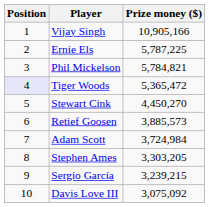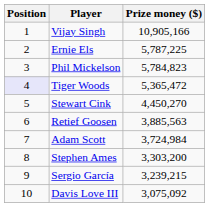(164, 67) 5,784,821 -> (164, 67) 5,784,823
(164, 121) 3,885,573 -> (164, 121) 3,885,563
(164, 157) 3,303,205 -> (164, 157) 3,303,200
